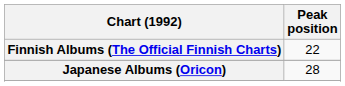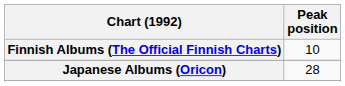(312, 49) 22 -> (312, 49) 10
